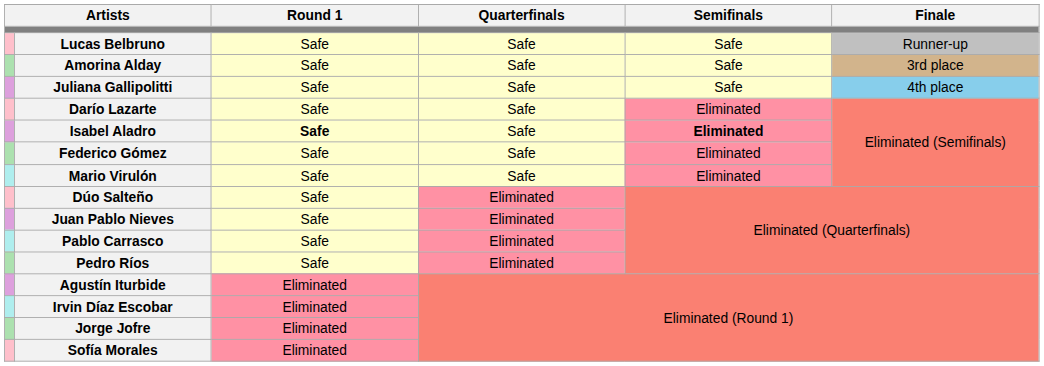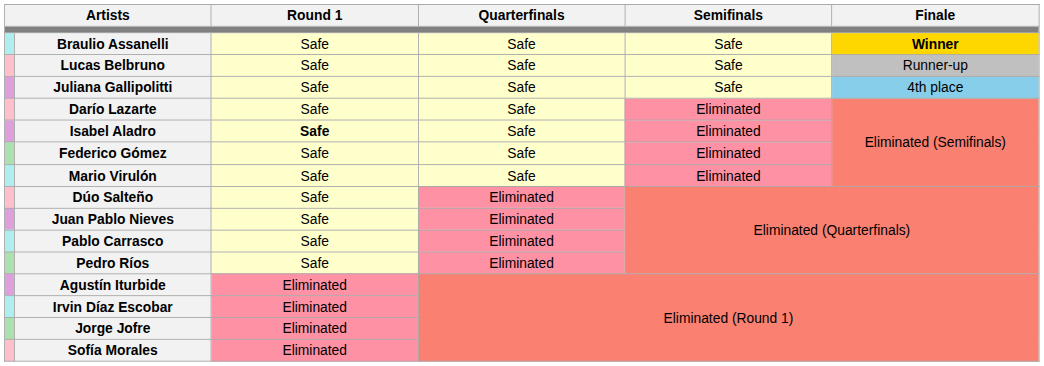+ row: (113, 44)
- row: (113, 66)
(728, 132) bold -> (728, 132) normal
